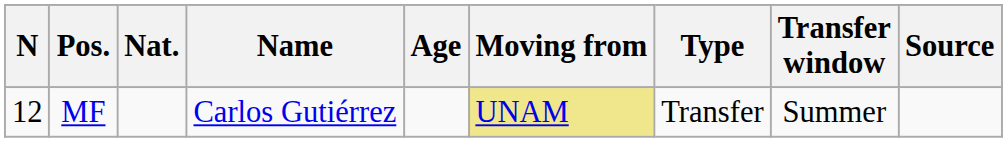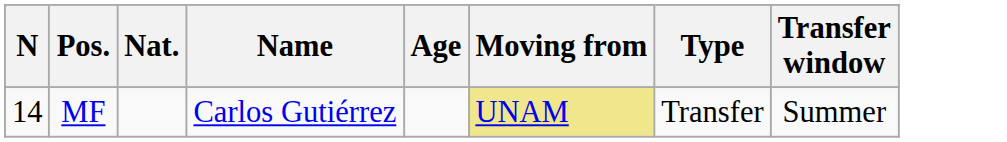- column: (950, 45)
(27, 111) 12 -> (27, 111) 14
